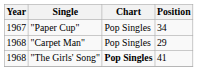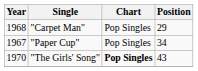rows swapped: (55, 27) <-> (58, 43)
(16, 58) 1968 -> (16, 58) 1970
(162, 58) 41 -> (162, 58) 43
